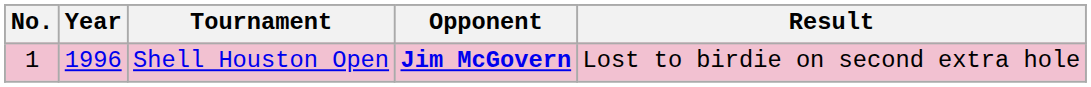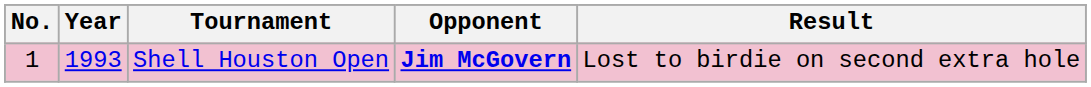(93, 63) 1996 -> (93, 63) 1993
